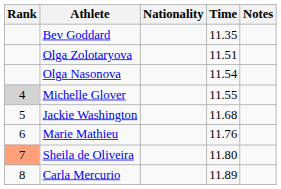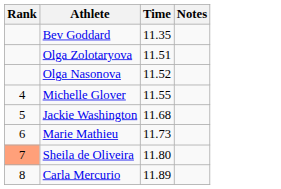- column: (173, 14)
(223, 74) 11.54 -> (157, 74) 11.52
(22, 94) lightgrey background -> (22, 94) no background
(223, 134) 11.76 -> (157, 134) 11.73
